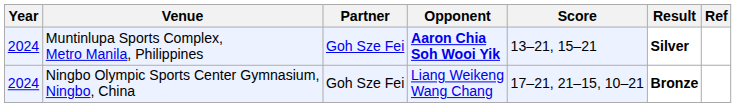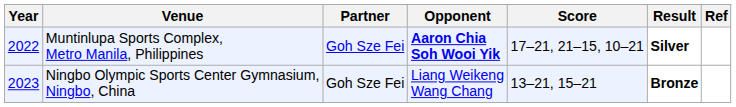(23, 46) 2024 -> (23, 46) 2022
(554, 46) 13–21, 15–21 -> (577, 46) 17–21, 21–15, 10–21
(23, 84) 2024 -> (23, 84) 2023
(577, 84) 17–21, 21–15, 10–21 -> (554, 84) 13–21, 15–21
